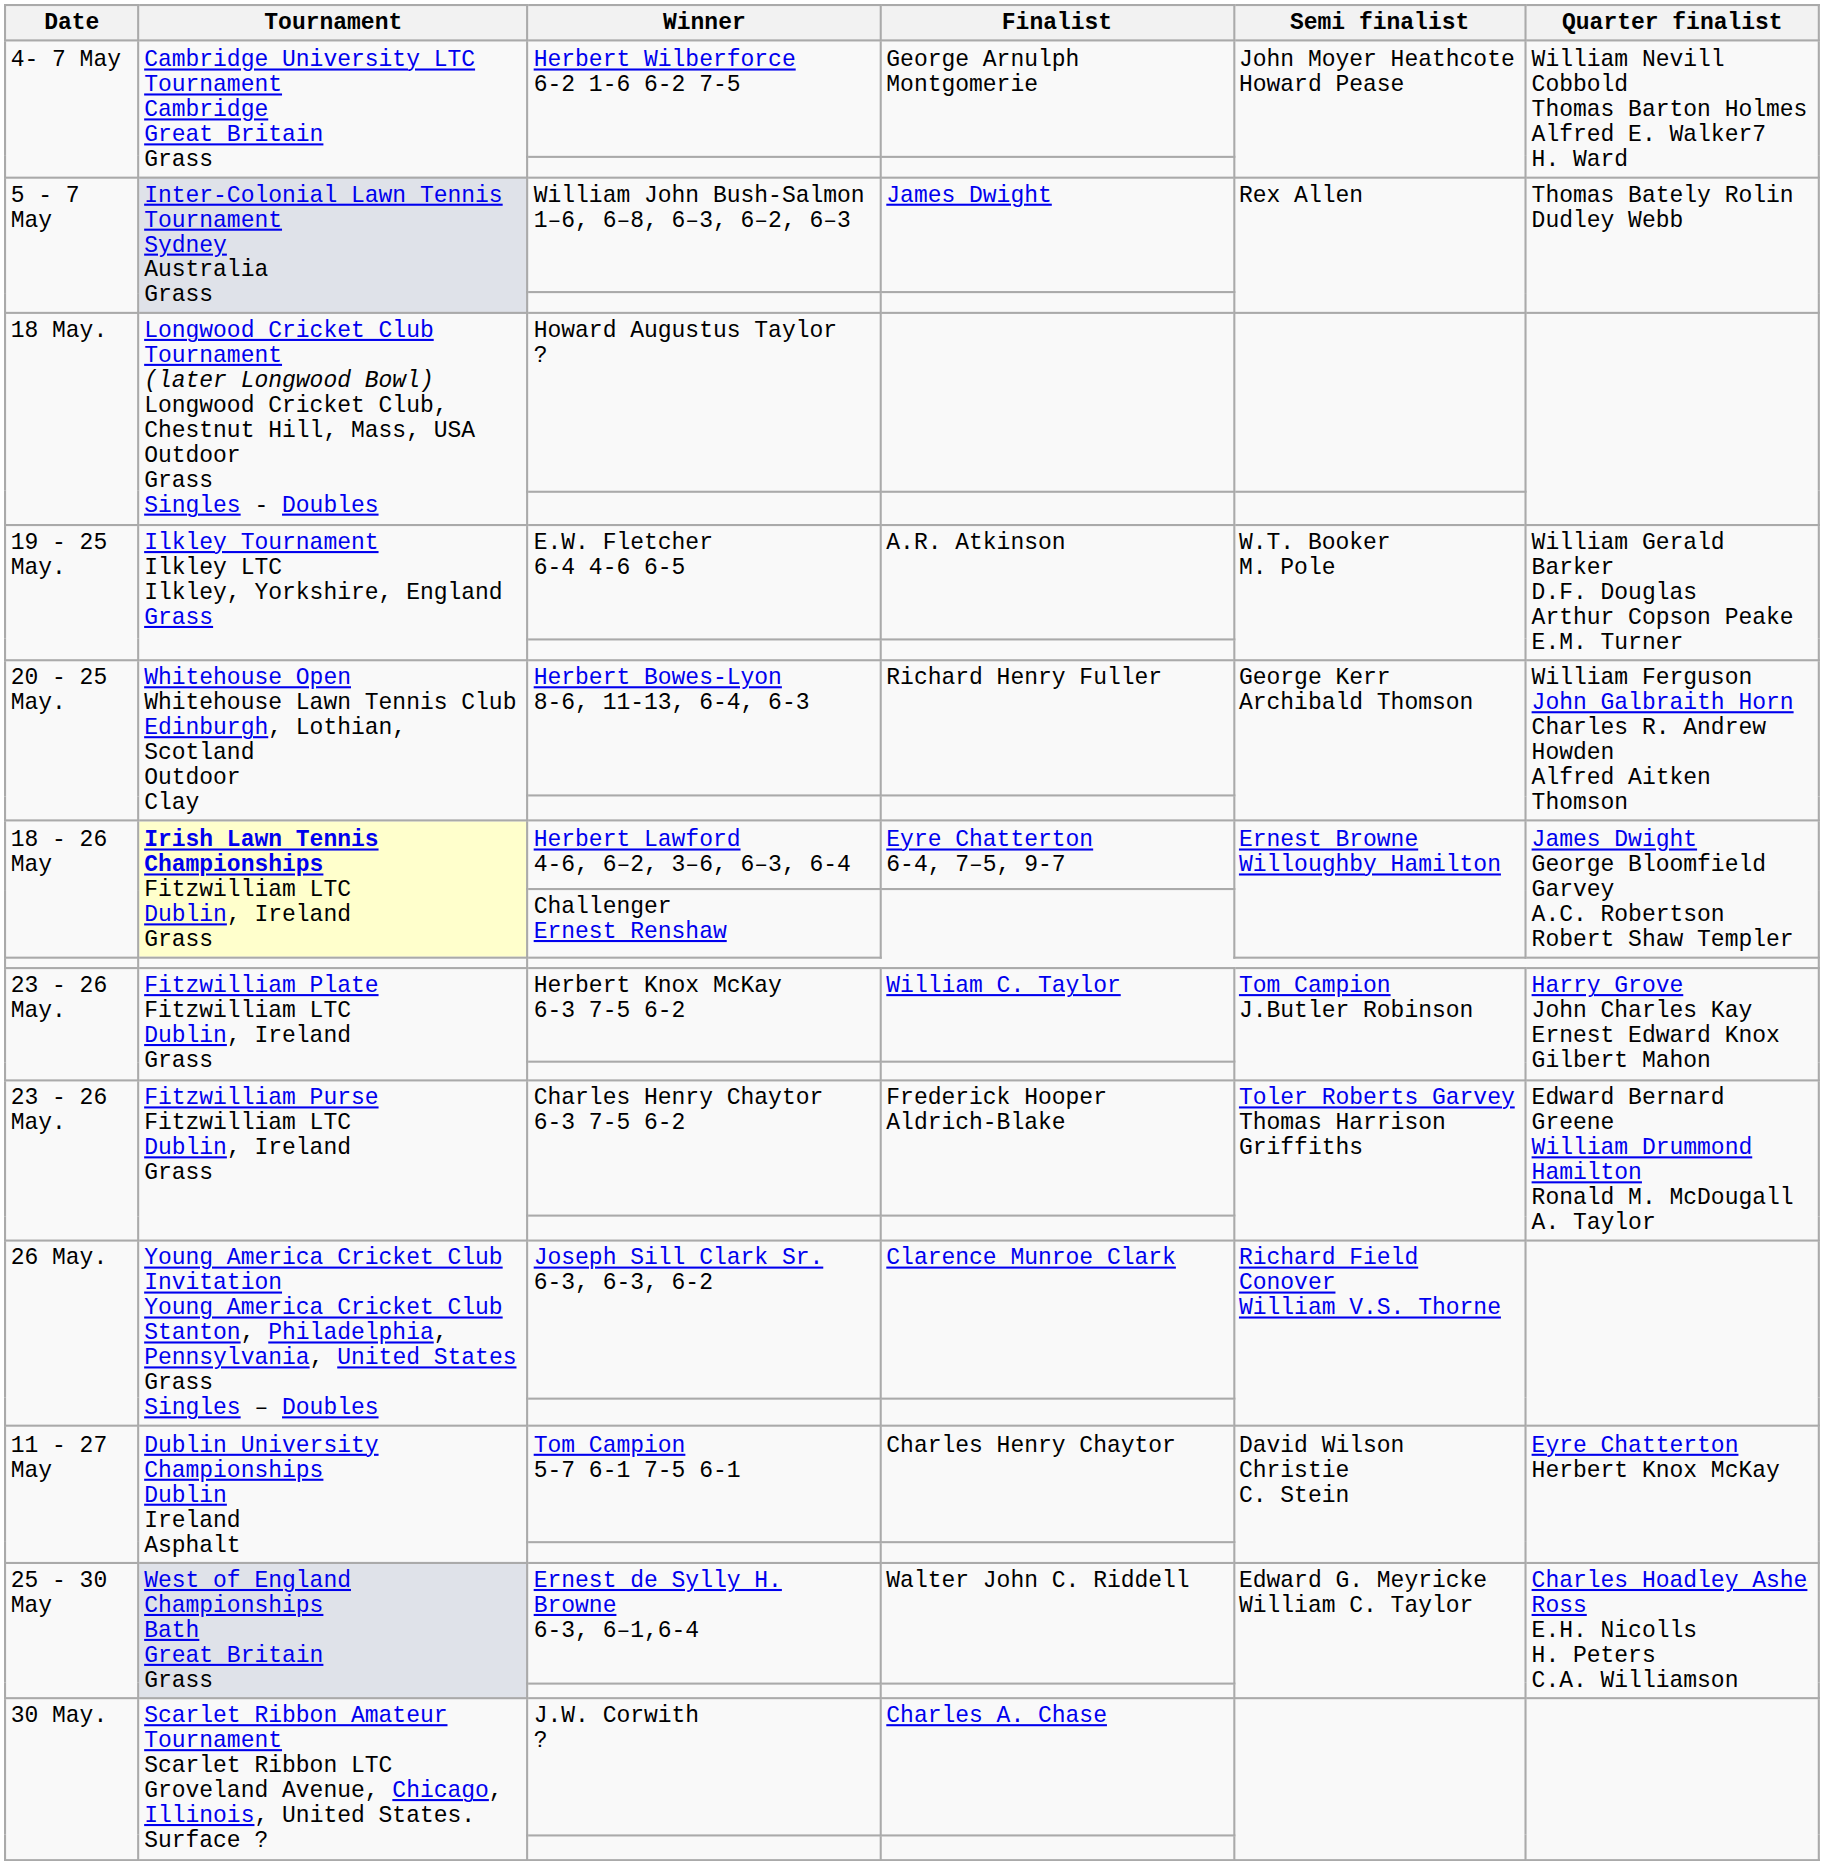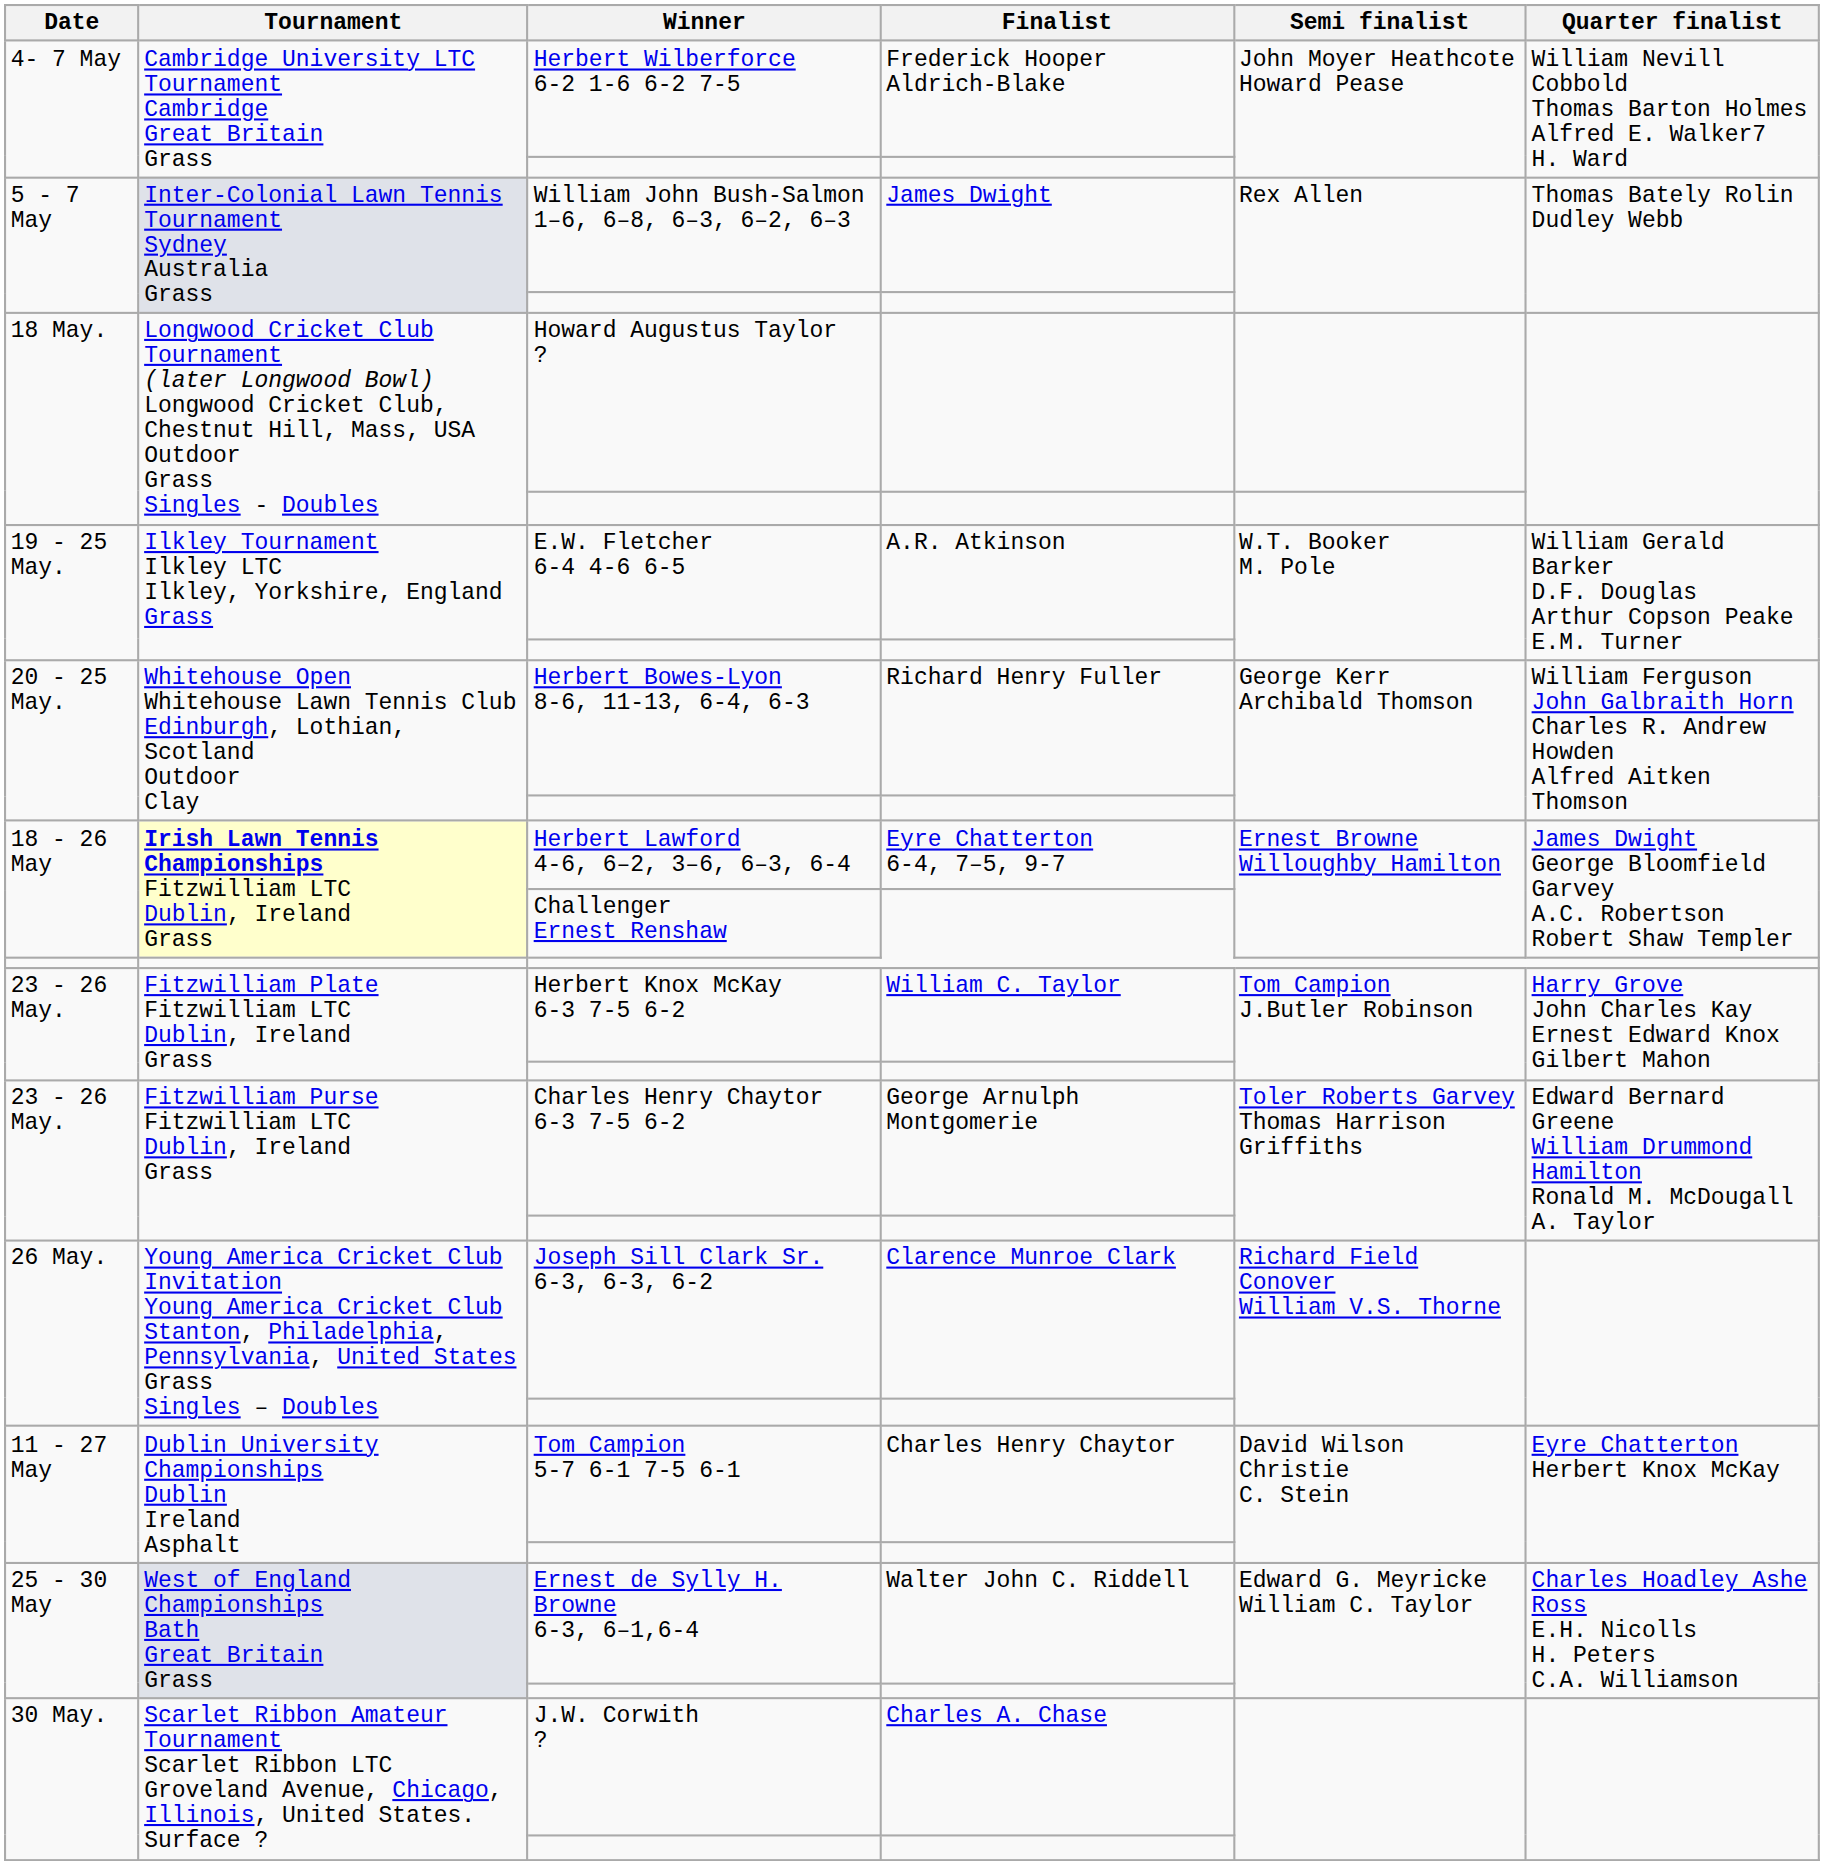(983, 72) George Arnulph Montgomerie -> (997, 72) Frederick Hooper Aldrich-Blake
(997, 1110) Frederick Hooper Aldrich-Blake -> (983, 1110) George Arnulph Montgomerie
